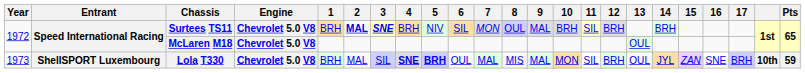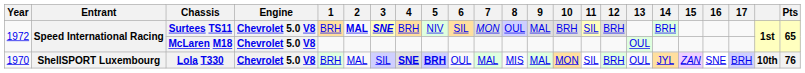(18, 60) 1973 -> (18, 60) 1970
(790, 60) 59 -> (790, 60) 76
